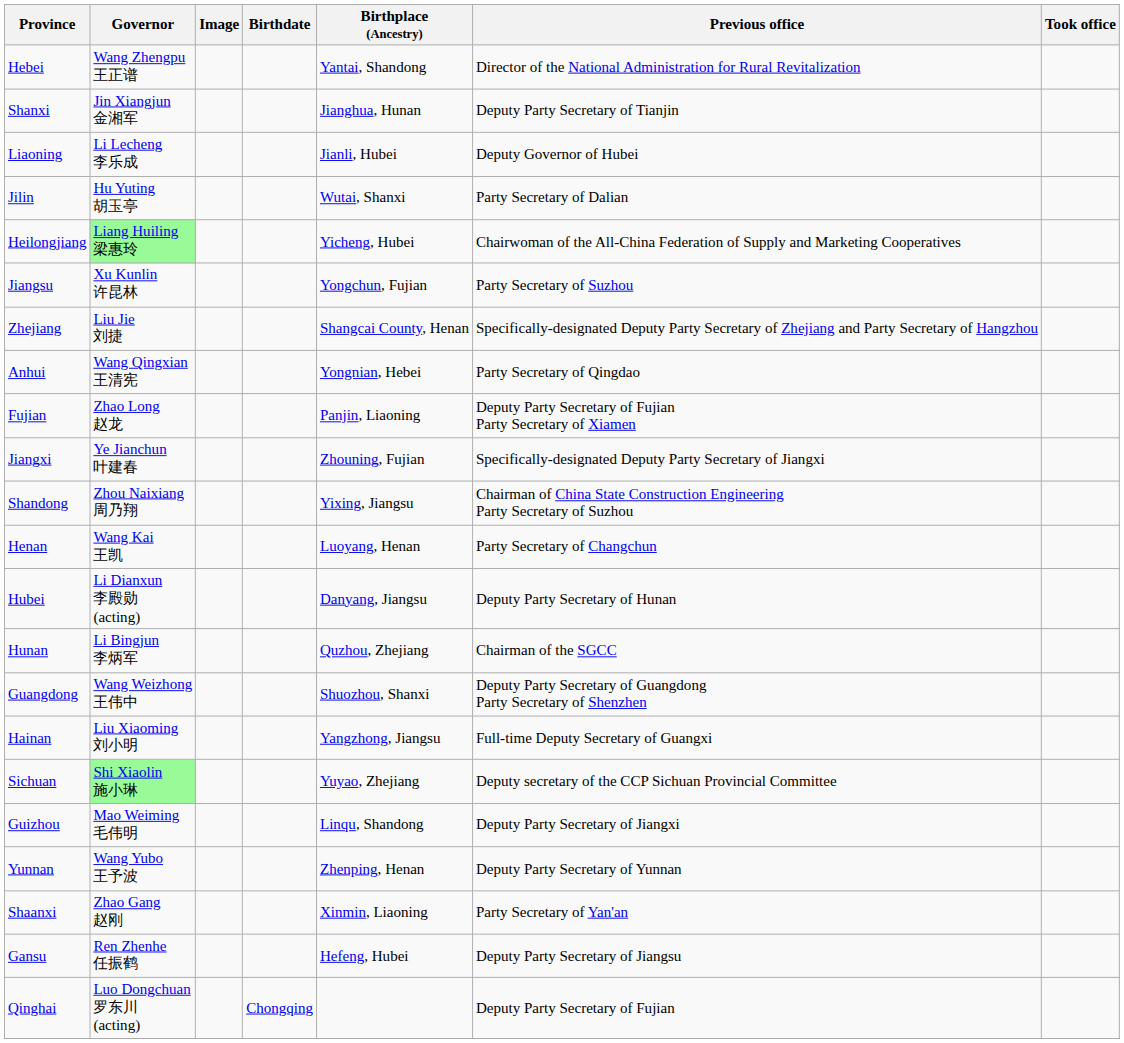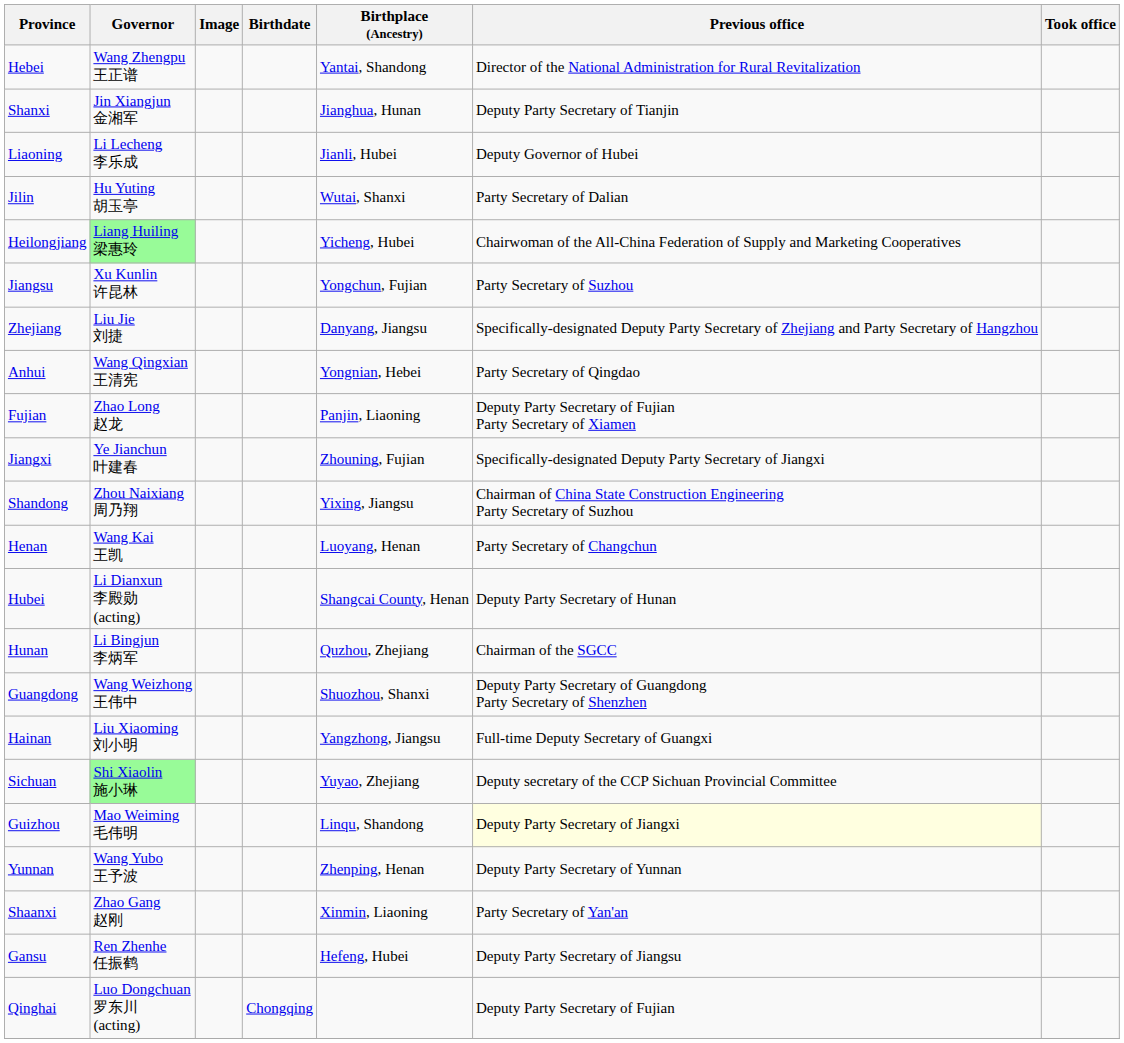(394, 328) Shangcai County, Henan -> (373, 328) Danyang, Jiangsu
(373, 598) Danyang, Jiangsu -> (394, 598) Shangcai County, Henan
(578, 825) no background -> (578, 825) lightyellow background
